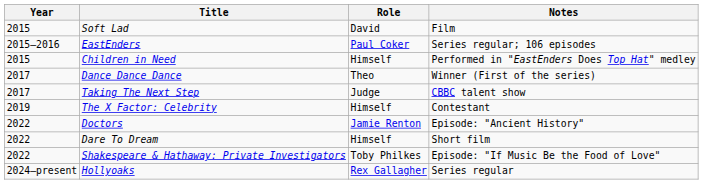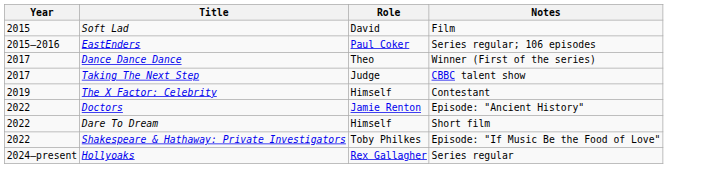- row: (129, 60)
